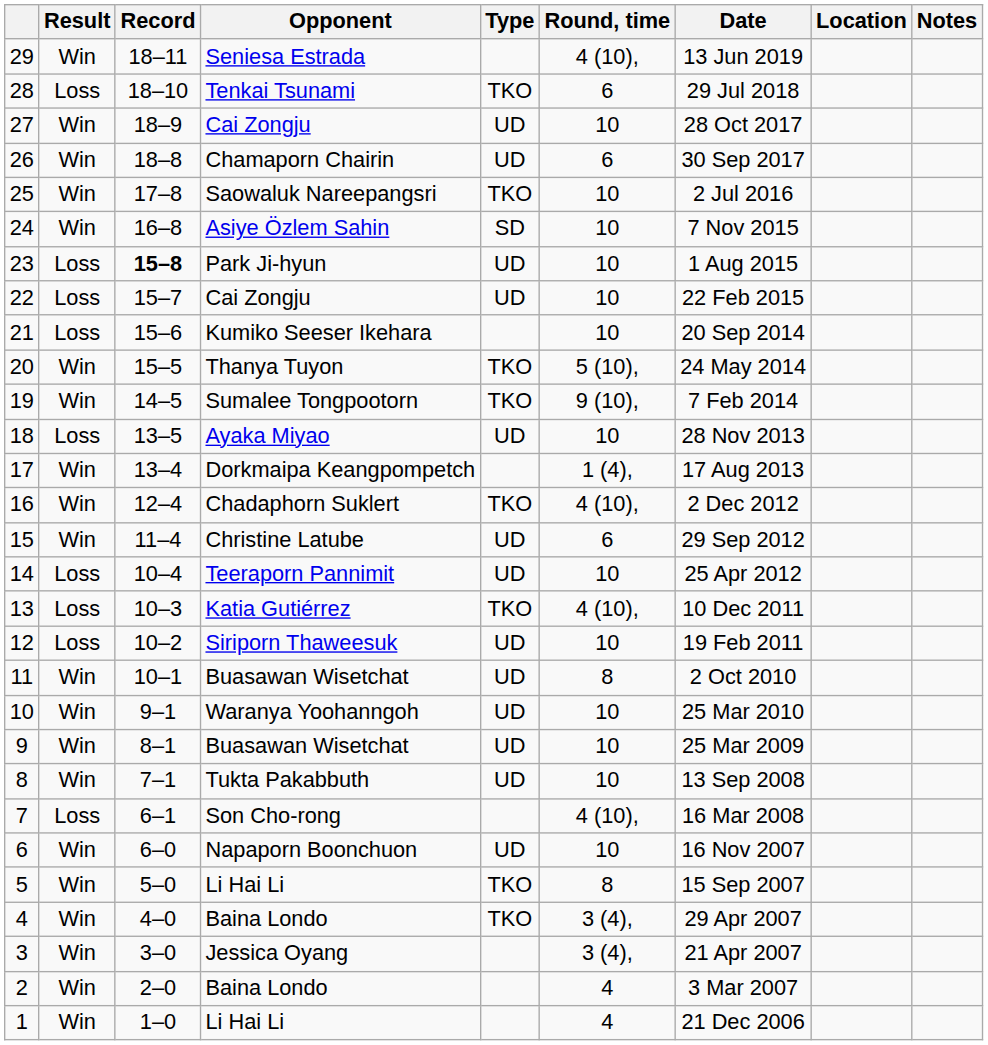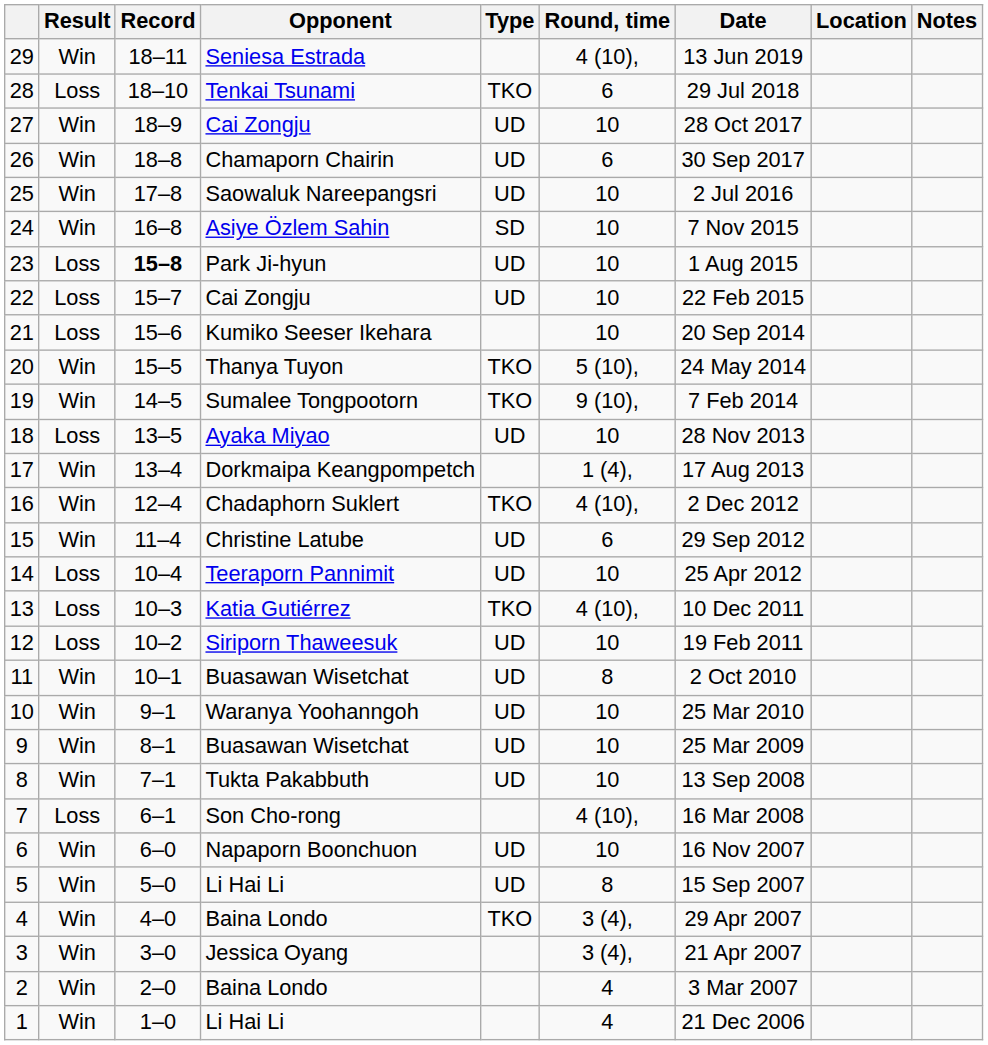(510, 194) TKO -> (510, 194) UD
(510, 884) TKO -> (510, 884) UD
